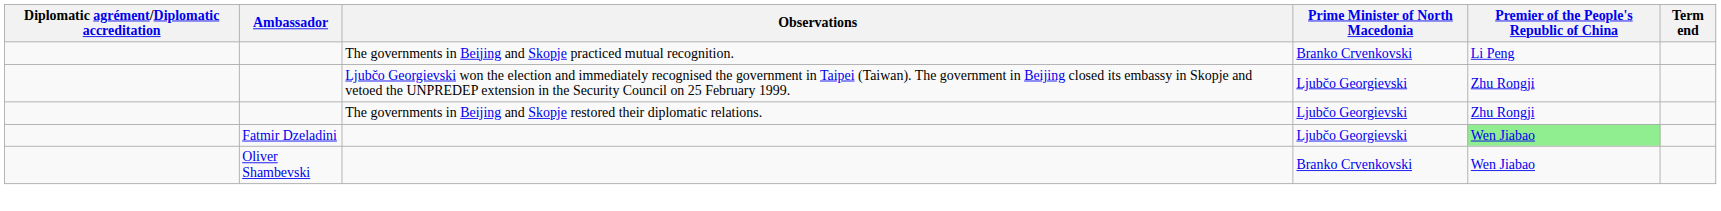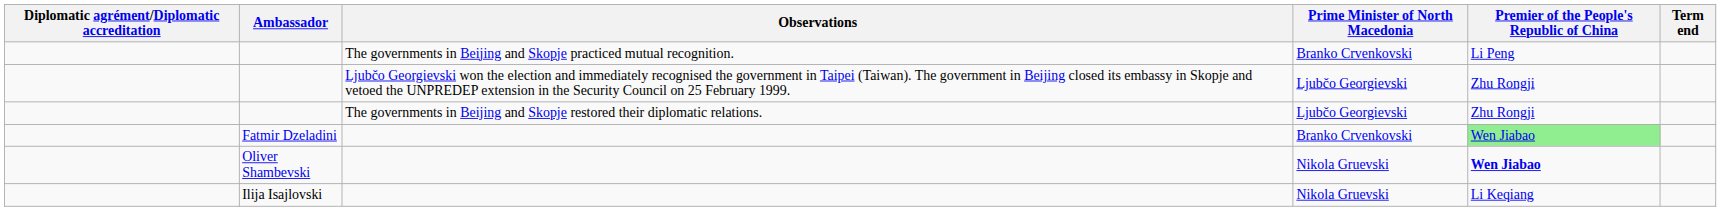(1352, 135) Ljubčo Georgievski -> (1354, 135) Branko Crvenkovski
(1354, 165) Branko Crvenkovski -> (1343, 165) Nikola Gruevski
(1503, 165) normal -> (1506, 165) bold
+ row: (282, 194)
